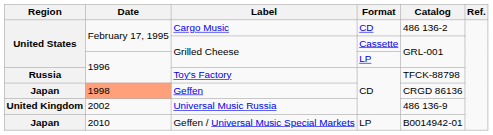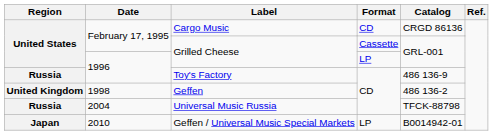(425, 28) 486 136-2 -> (433, 28) CRGD 86136
(431, 75) TFCK-88798 -> (425, 75) 486 136-9
(45, 91) Japan -> (45, 91) United Kingdom
(99, 91) lightsalmon background -> (99, 91) no background
(433, 91) CRGD 86136 -> (425, 91) 486 136-2
(45, 106) United Kingdom -> (45, 106) Russia
(99, 106) 2002 -> (99, 106) 2004
(425, 106) 486 136-9 -> (431, 106) TFCK-88798
